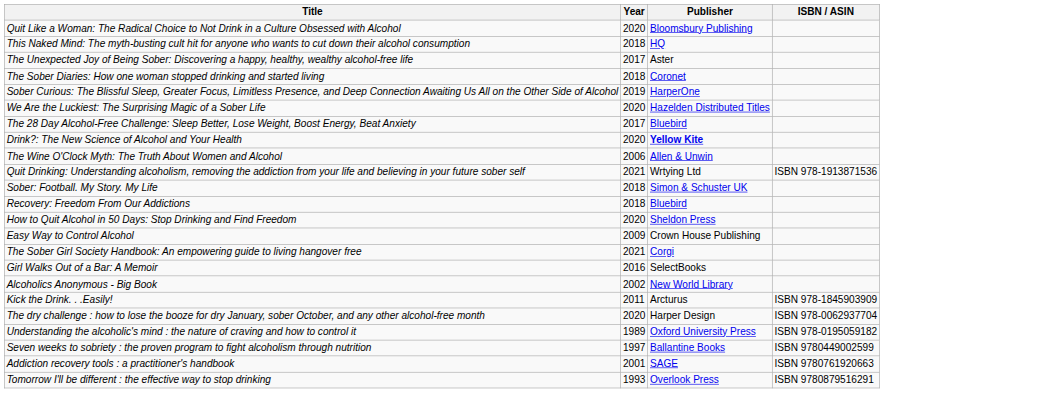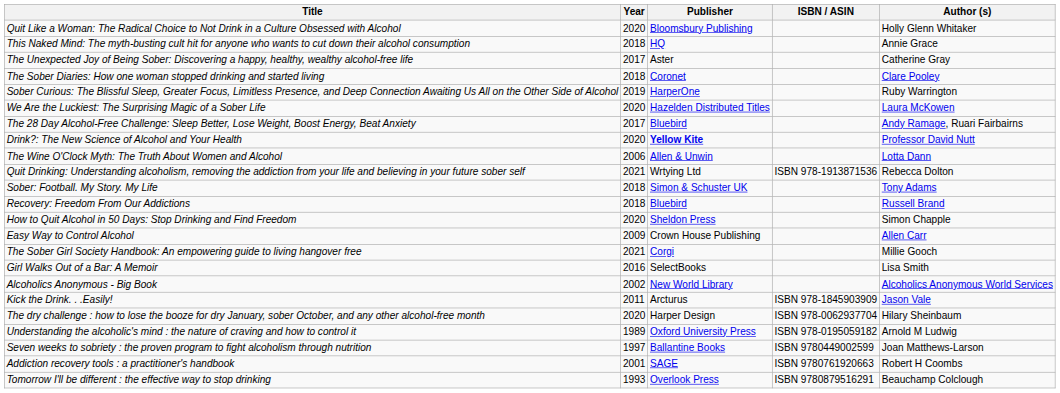+ column: (967, 12)
